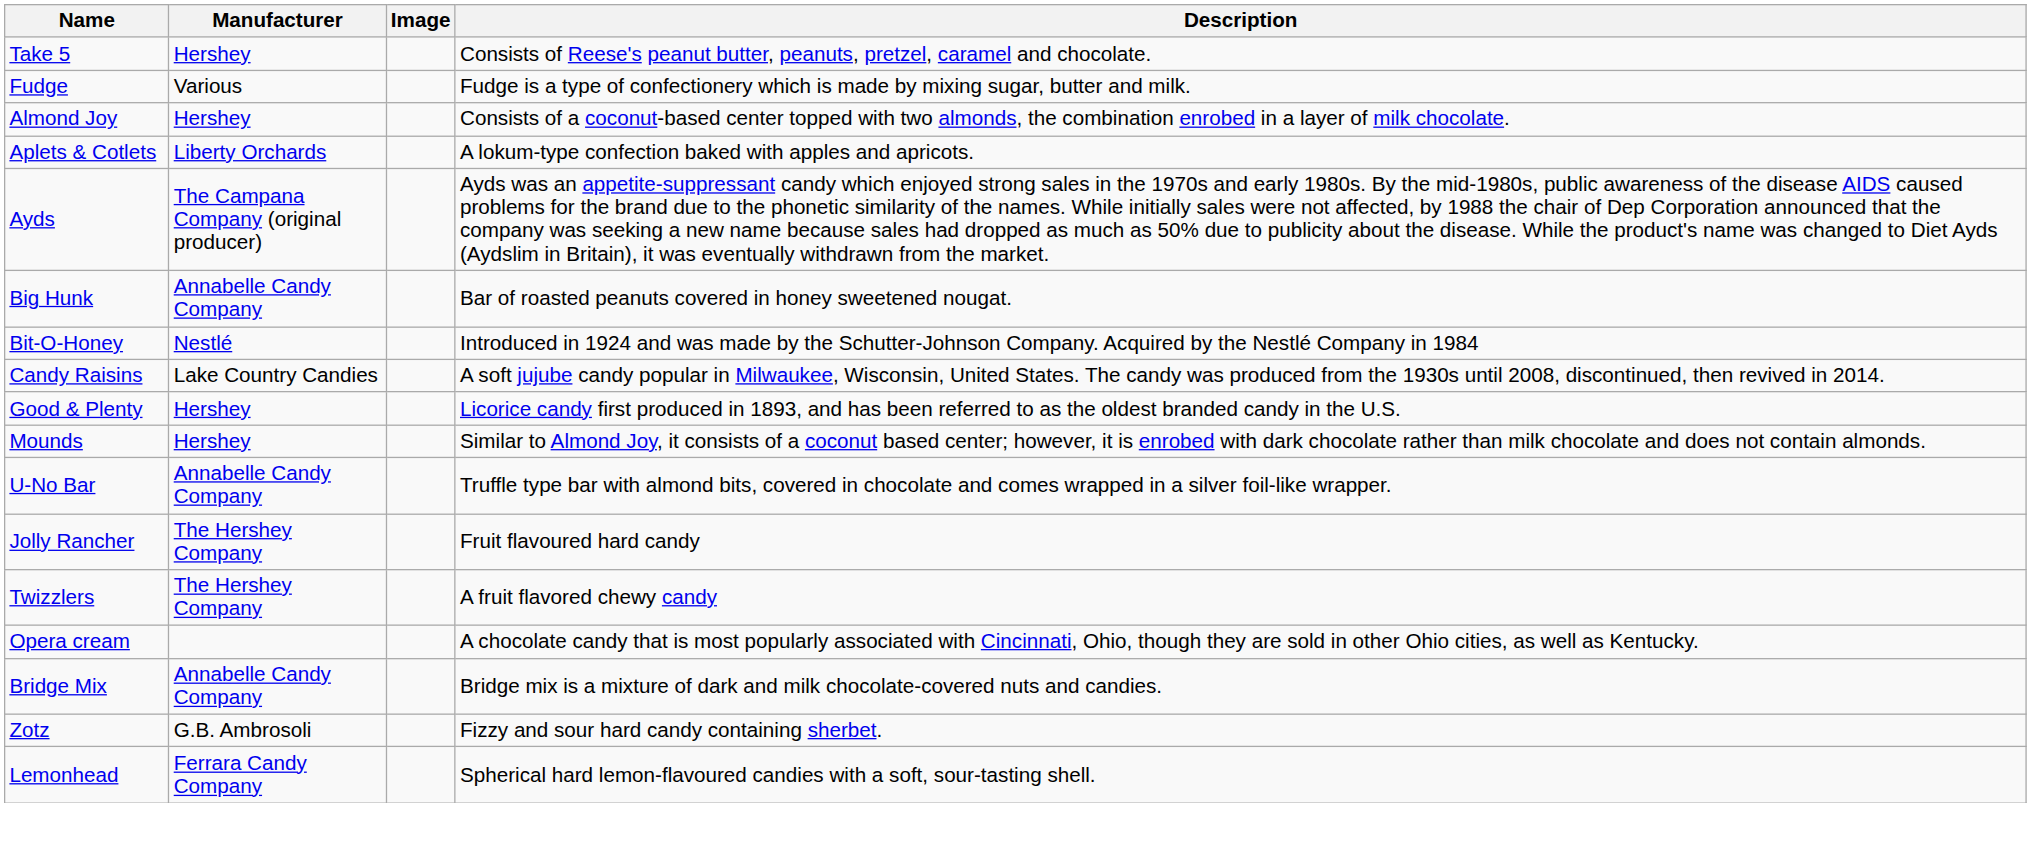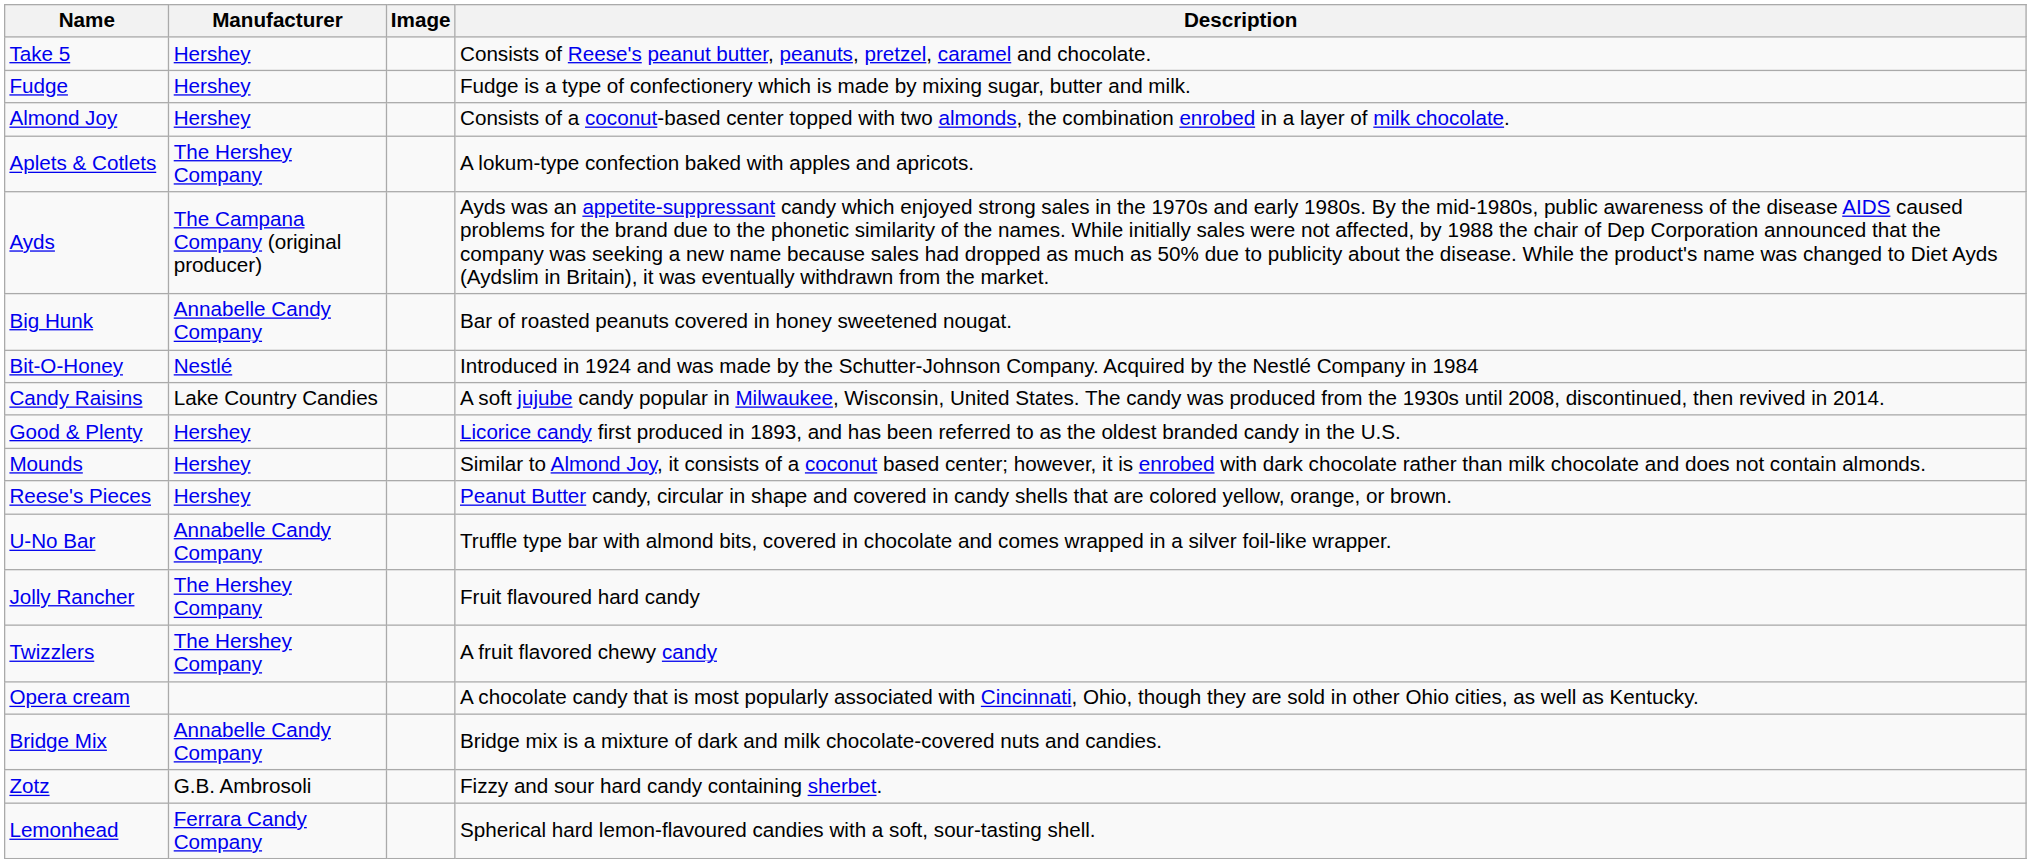(208, 86) Various -> (212, 86) Hershey
(250, 151) Liberty Orchards -> (233, 163) The Hershey Company
+ row: (80, 497)
